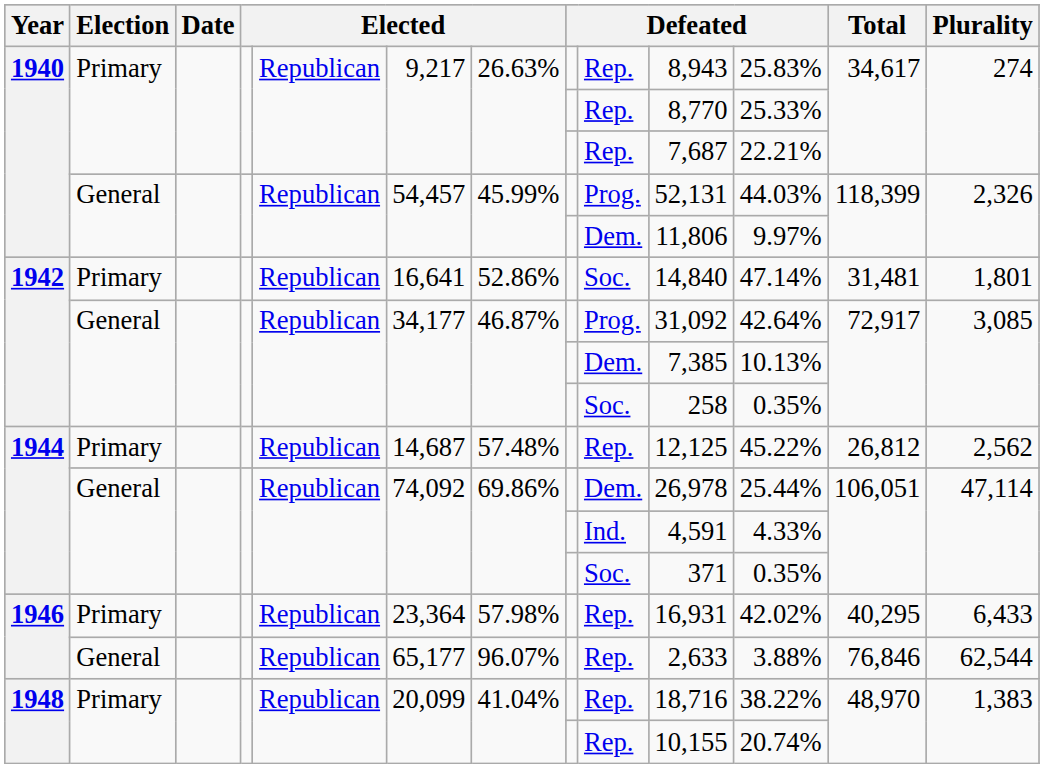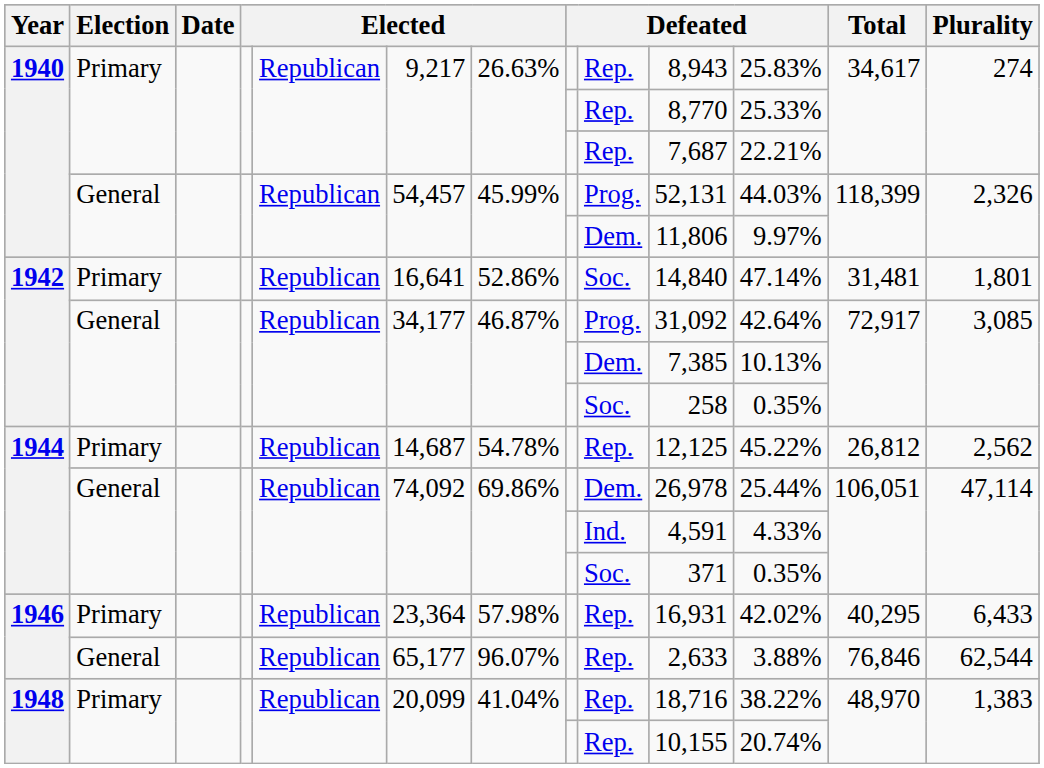(519, 446) 57.48% -> (519, 446) 54.78%
